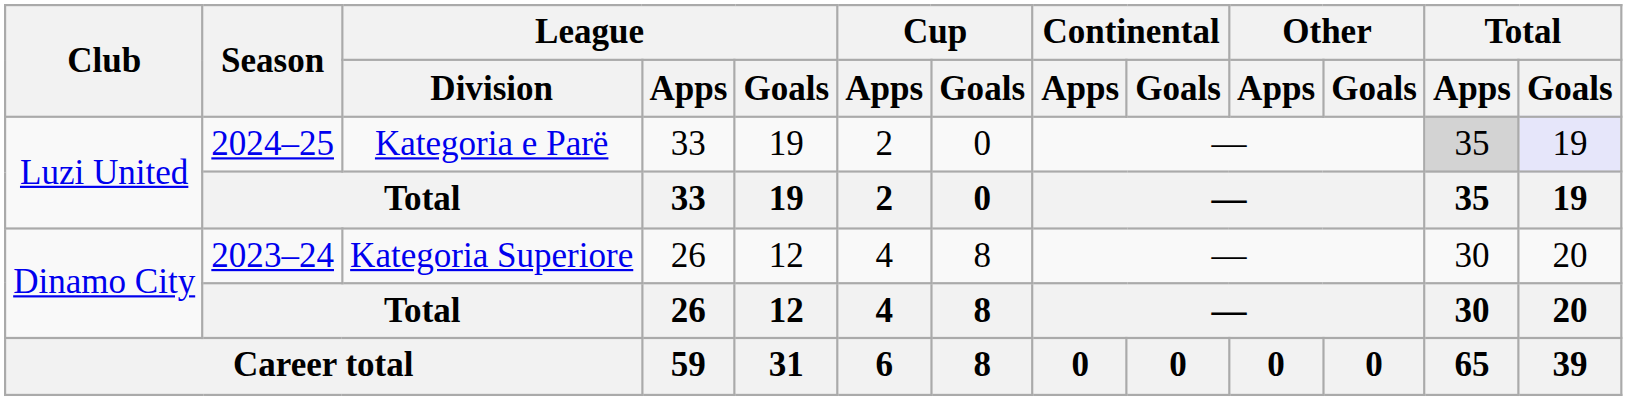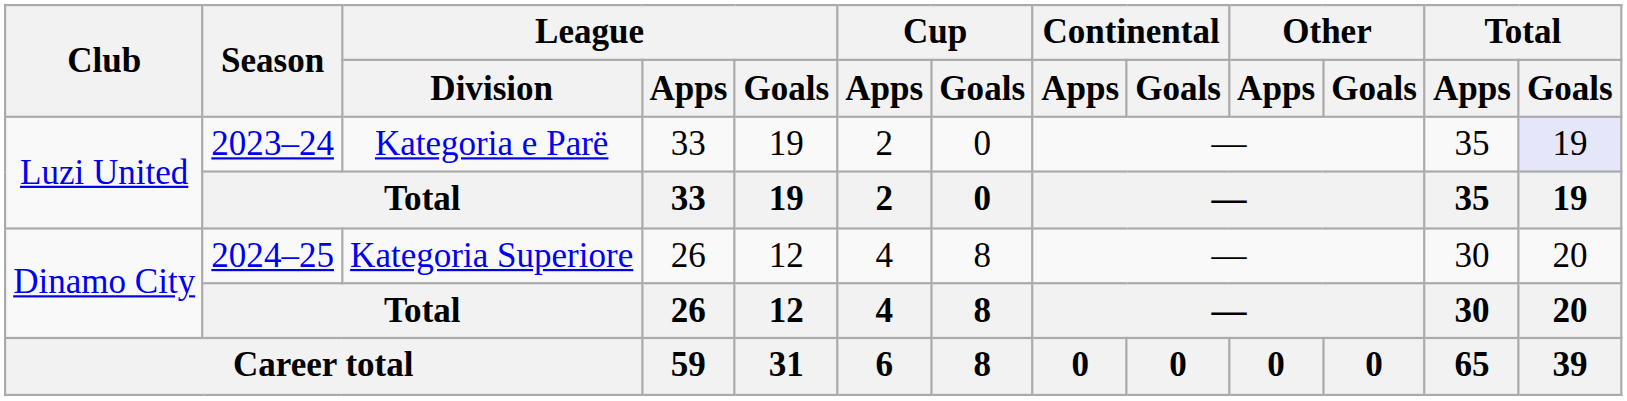(273, 143) 2024–25 -> (273, 143) 2023–24
(1472, 143) lightgrey background -> (1472, 143) no background
(273, 254) 2023–24 -> (273, 254) 2024–25
